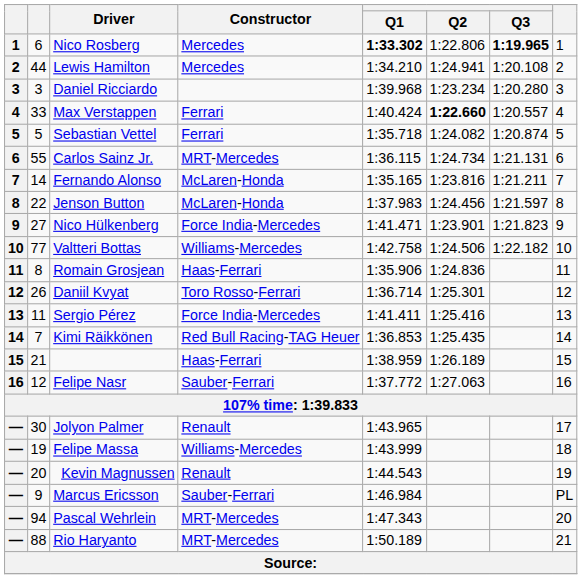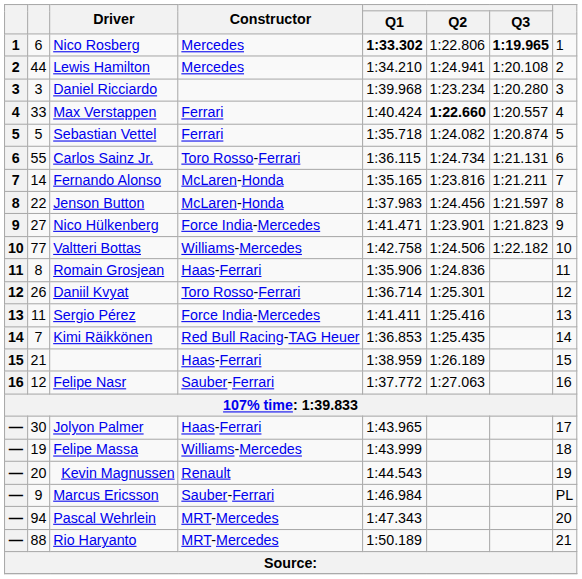(230, 157) MRT-Mercedes -> (241, 157) Toro Rosso-Ferrari
(206, 427) Renault -> (221, 427) Haas-Ferrari
